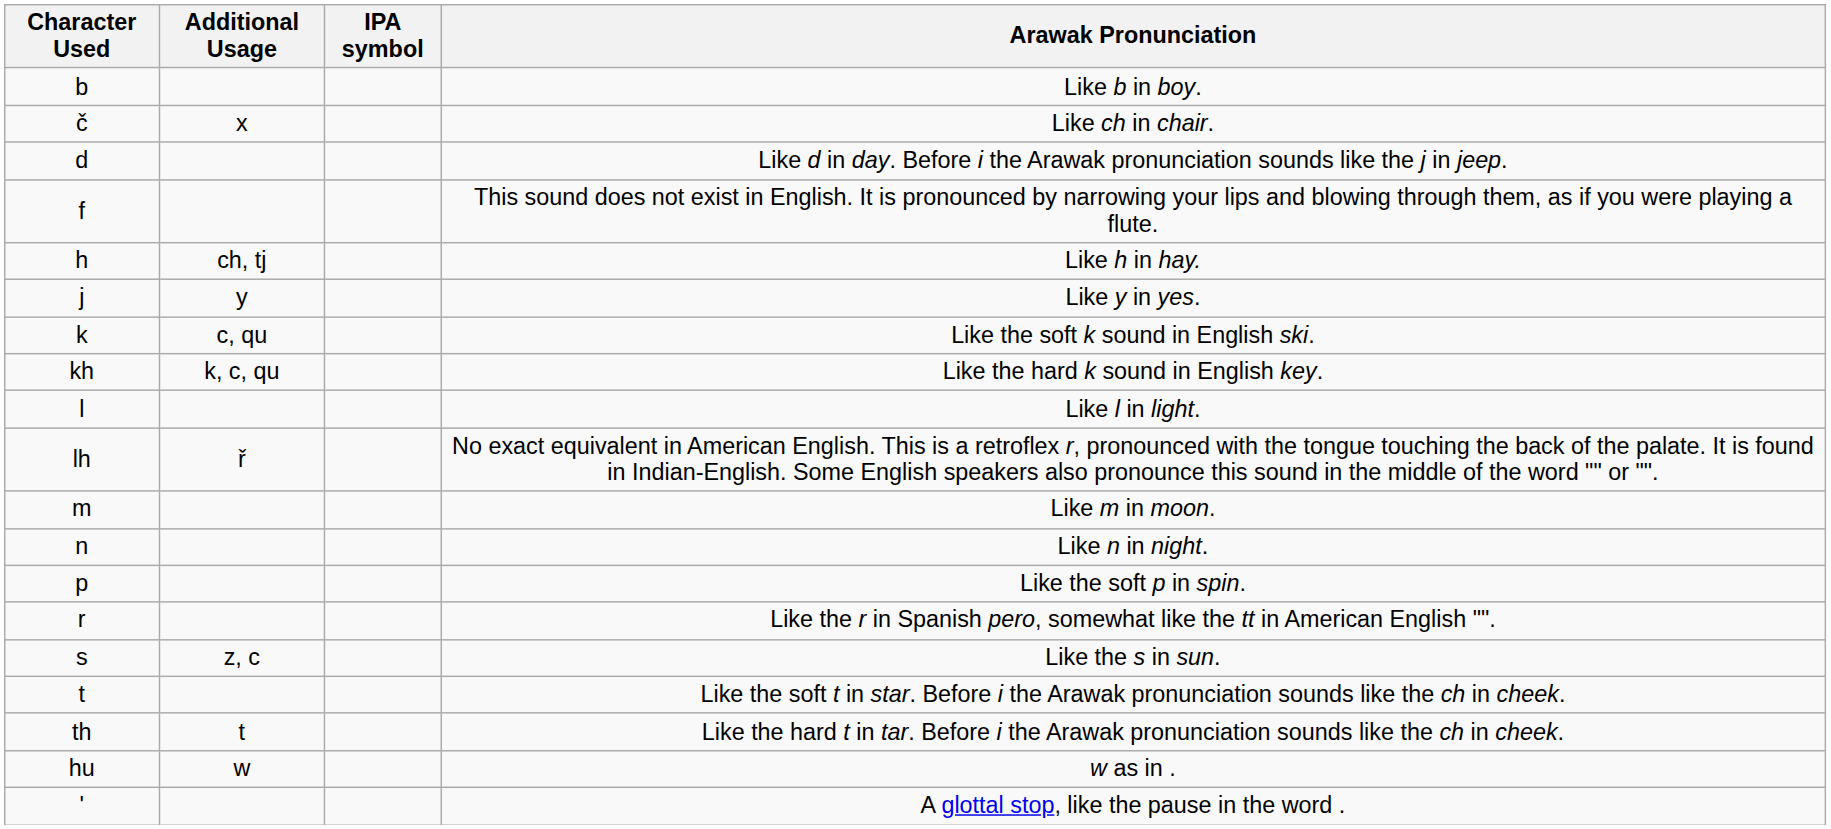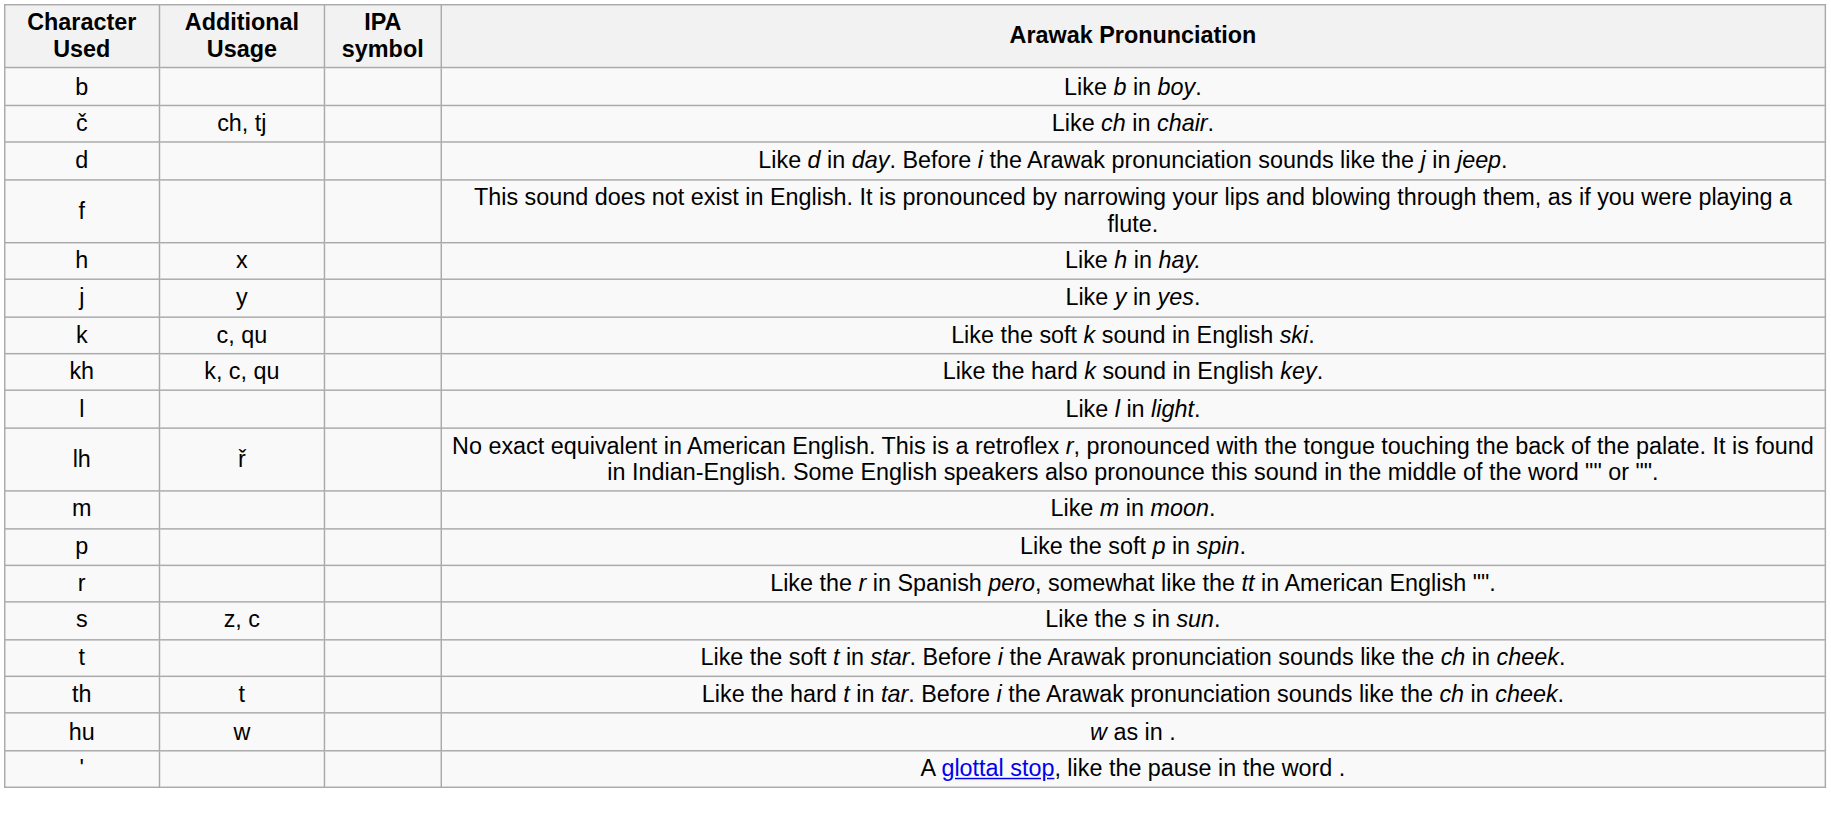(242, 123) x -> (242, 123) ch, tj
(242, 260) ch, tj -> (242, 260) x
- row: (1133, 546)
